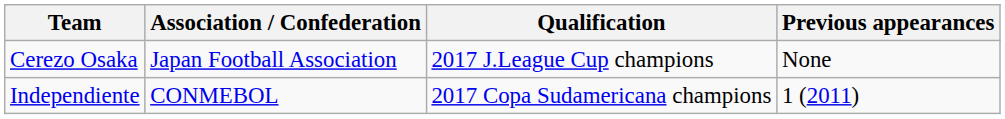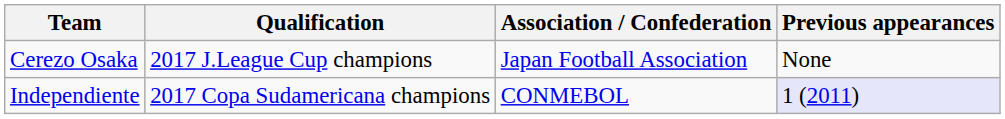columns swapped: (285, 22) <-> (601, 22)
(821, 95) no background -> (821, 95) lavender background
